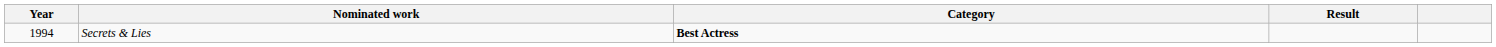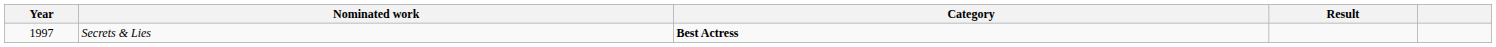(42, 33) 1994 -> (42, 33) 1997
